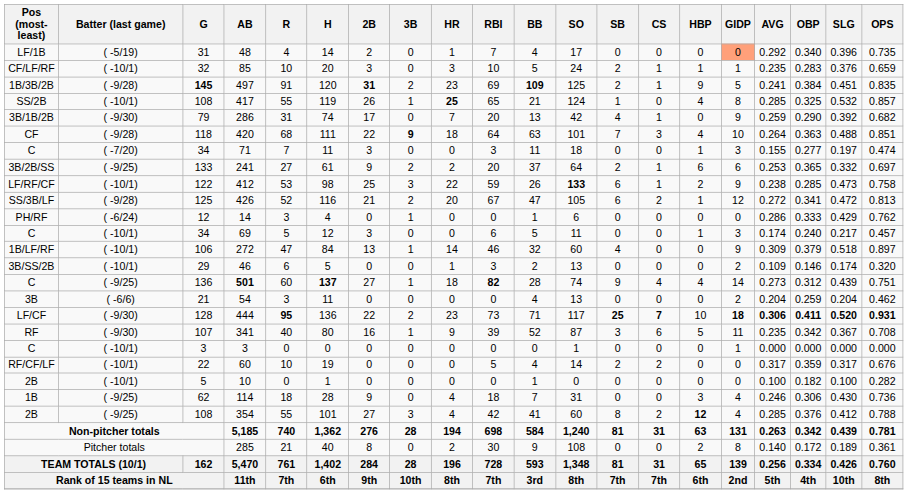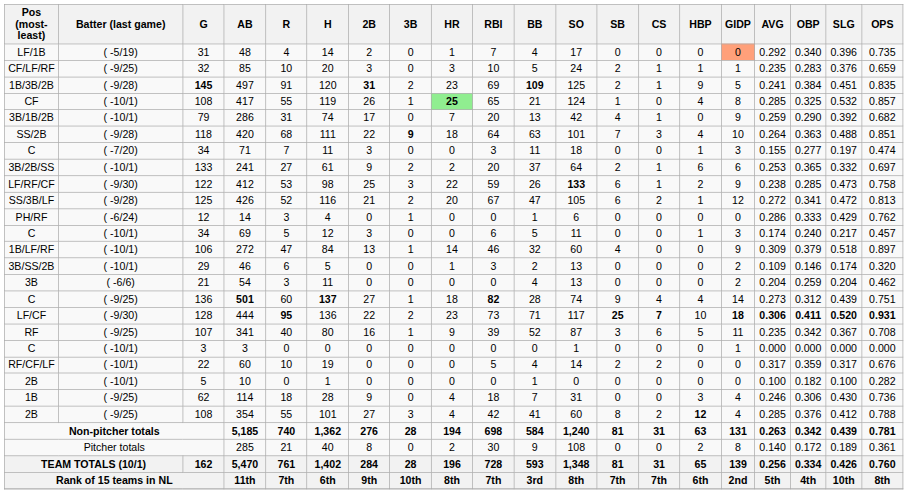(121, 68) ( -10/1) -> (121, 68) ( -9/25)
(31, 101) SS/2B -> (31, 101) CF
(452, 101) no background -> (452, 101) lightgreen background
(121, 118) ( -9/30) -> (121, 118) ( -10/1)
(31, 134) CF -> (31, 134) SS/2B
(121, 167) ( -9/25) -> (121, 167) ( -10/1)
(121, 184) ( -10/1) -> (121, 184) ( -9/30)
rows swapped: (245, 282) <-> (245, 299)
(121, 332) ( -9/30) -> (121, 332) ( -9/25)
